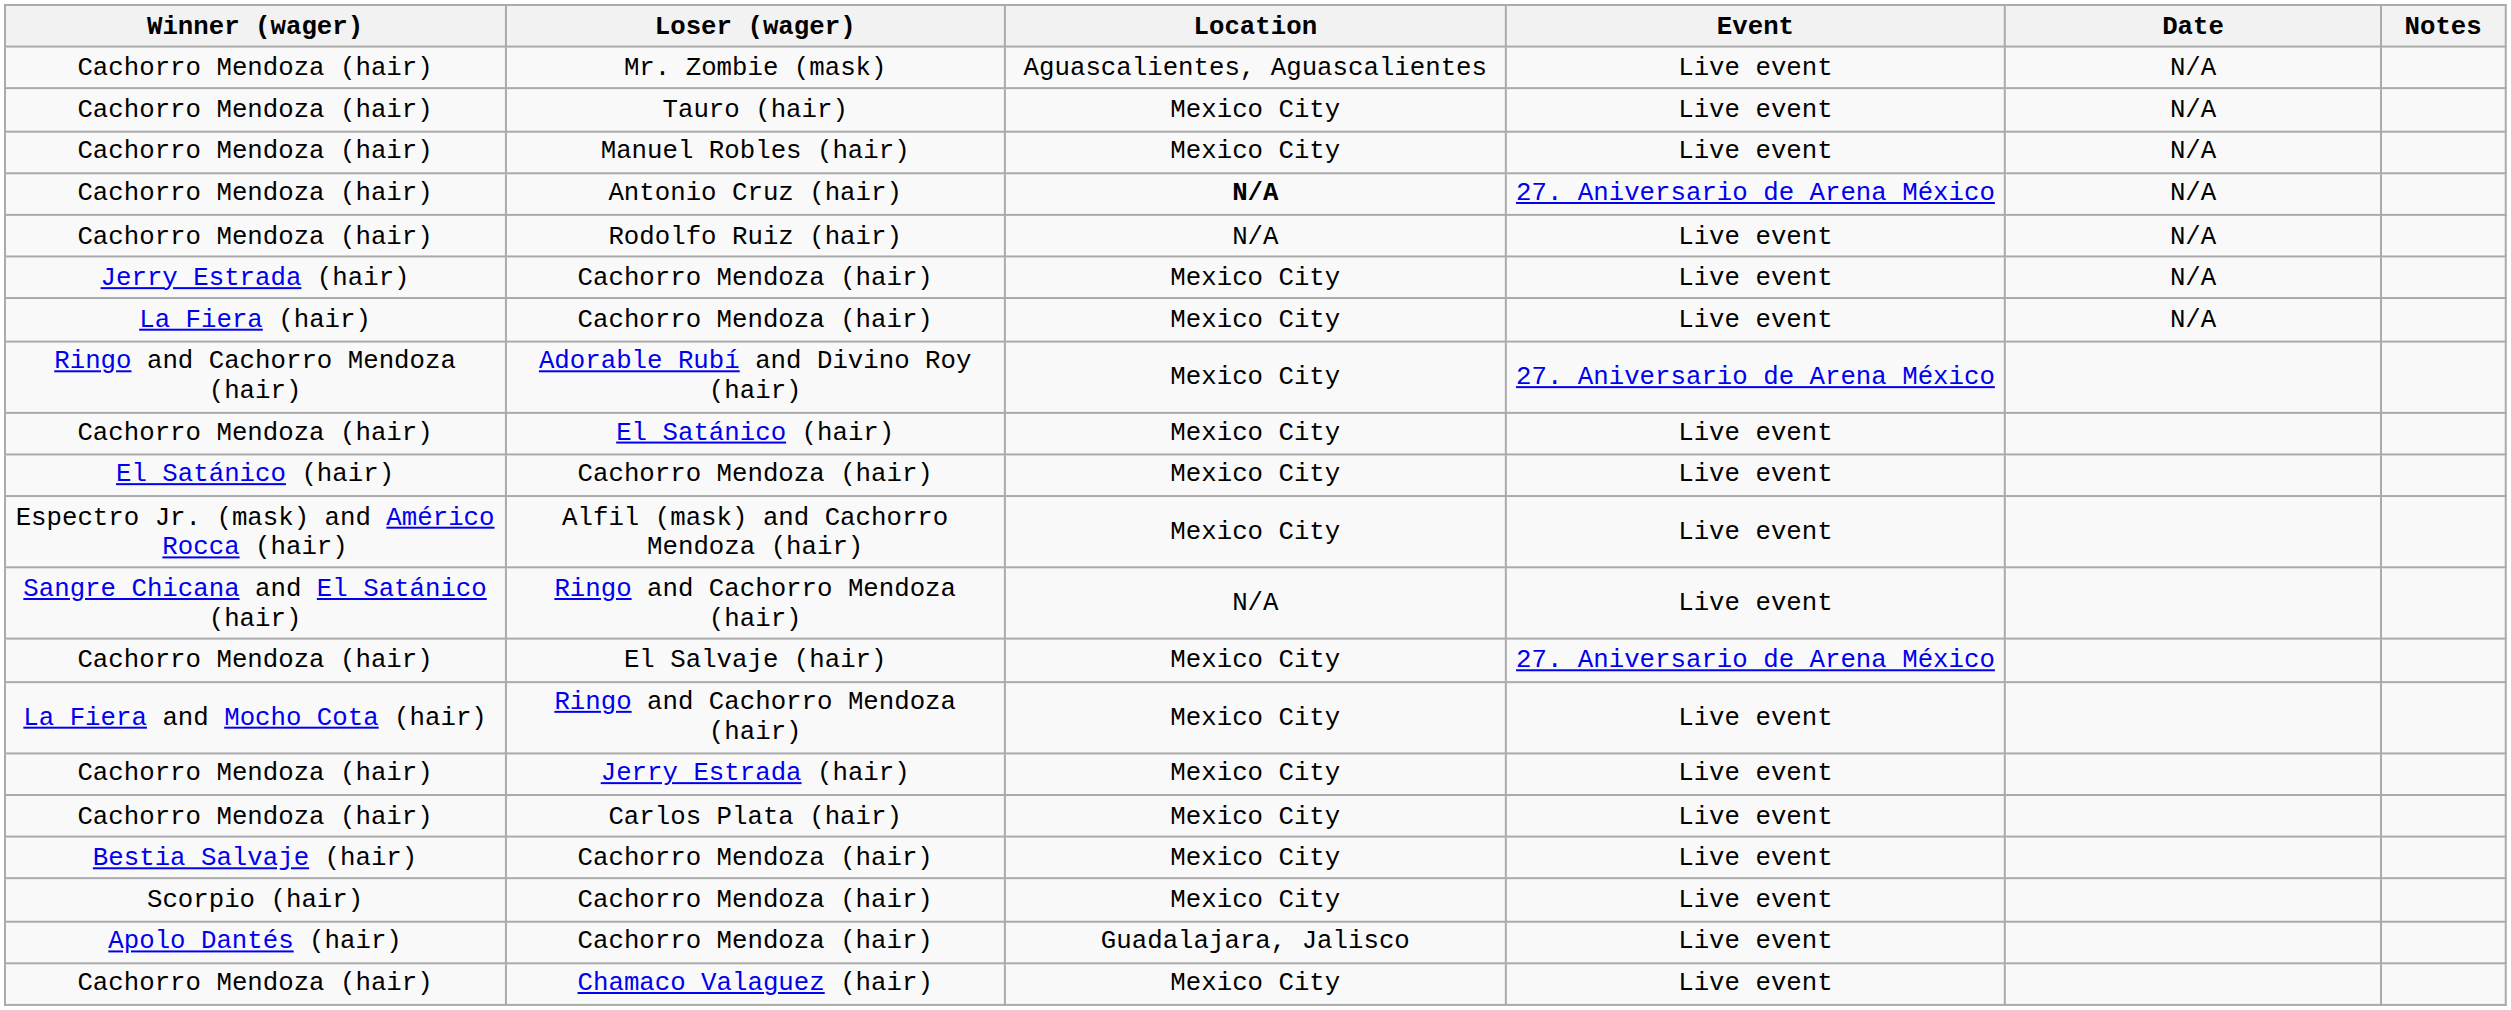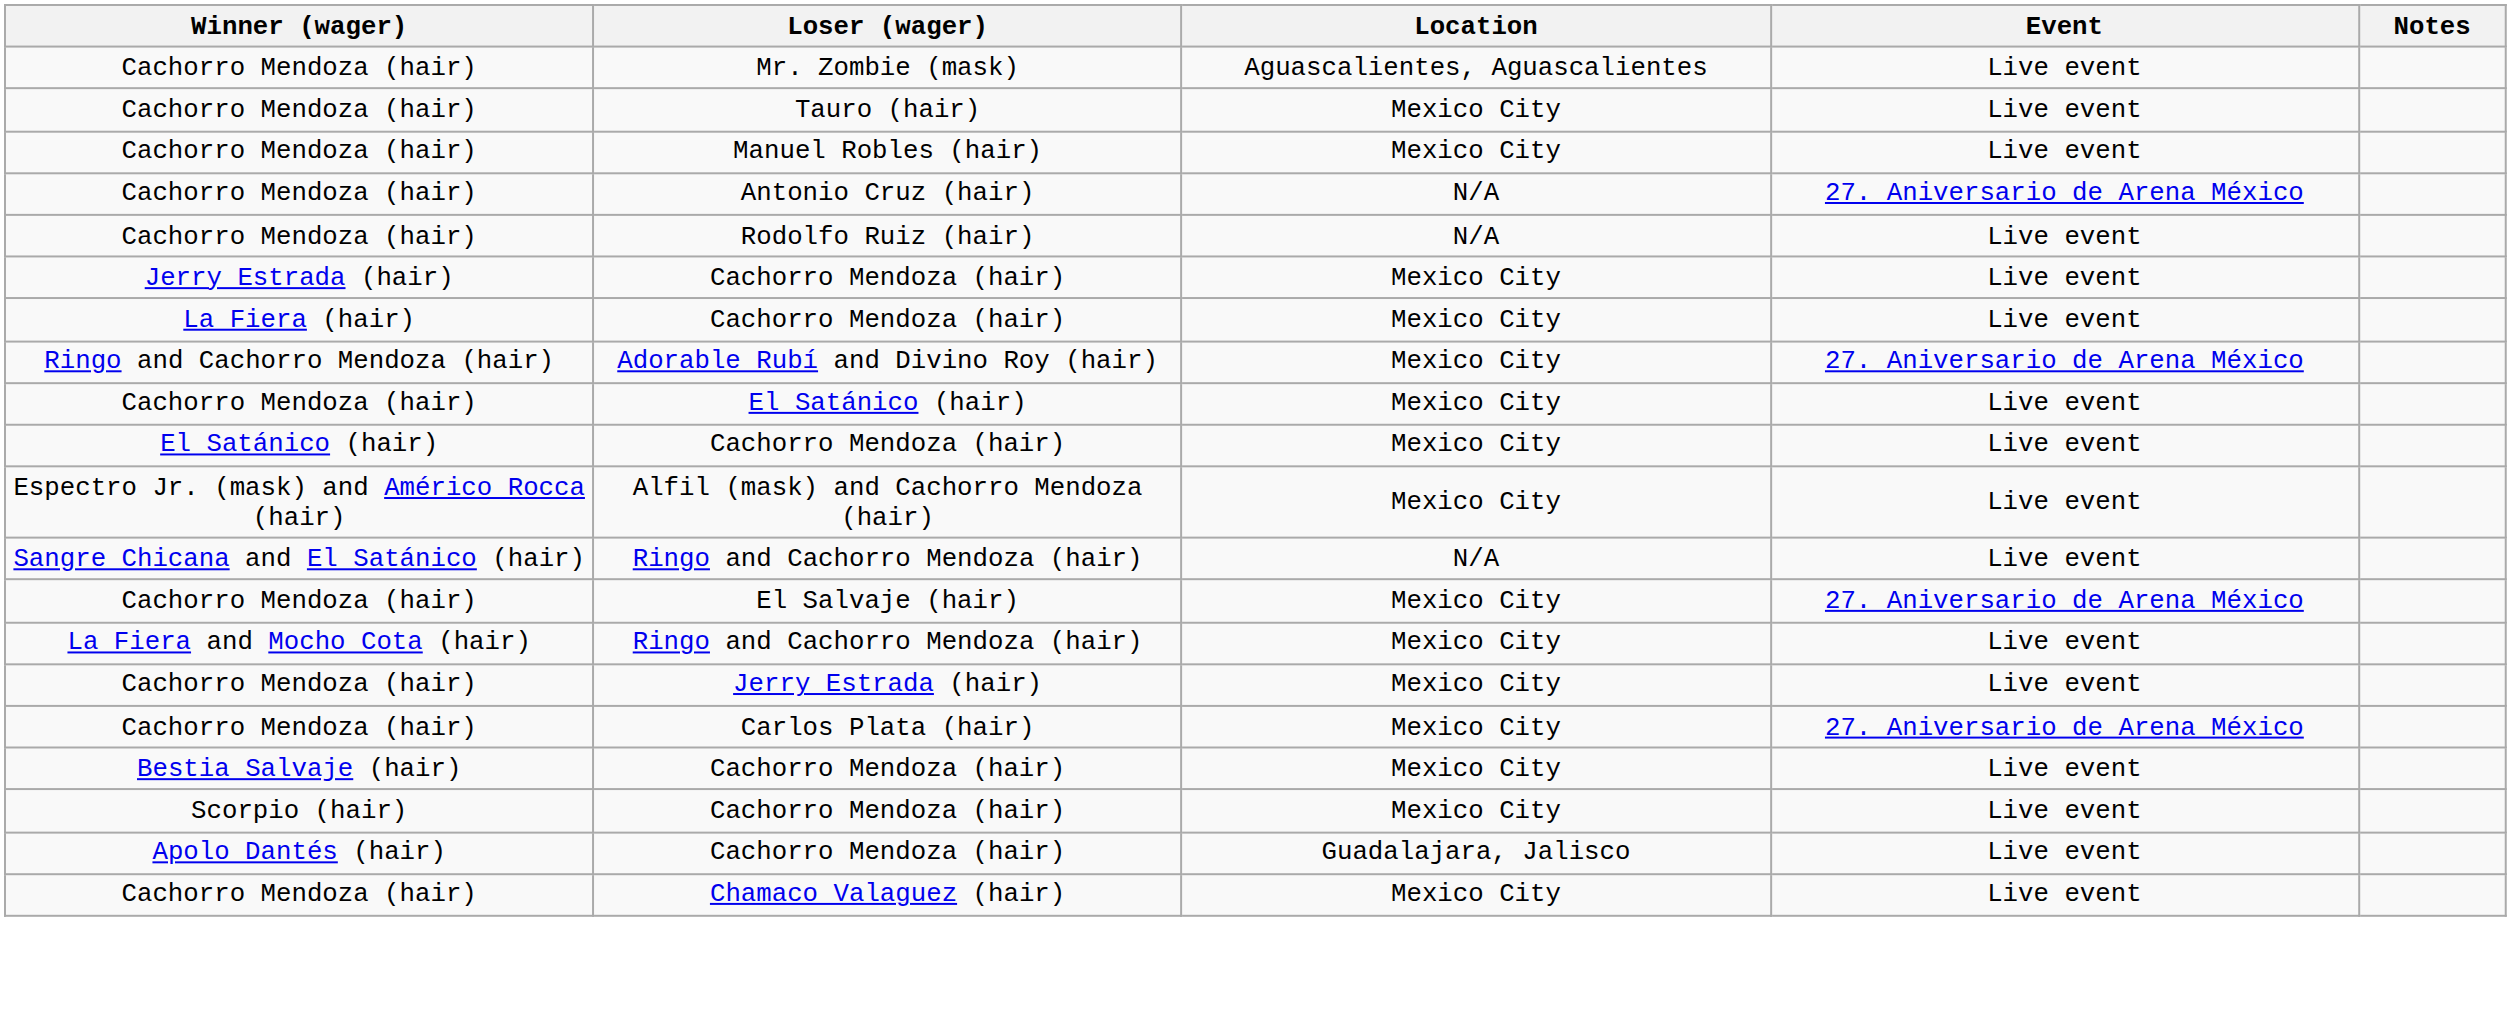- column: (2193, 26)
(1255, 194) bold -> (1476, 194) normal
(1755, 816) Live event -> (2064, 727) 27. Aniversario de Arena México
